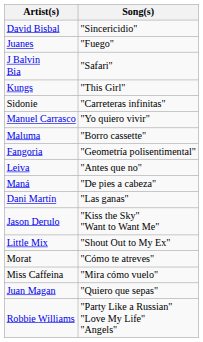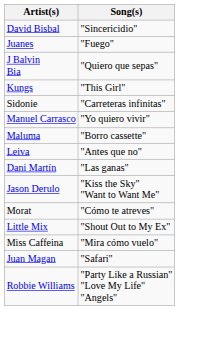(97, 66) "Safari" -> (119, 66) "Quiero que sepas"
- row: (25, 151)
- row: (18, 183)
rows swapped: (19, 258) <-> (27, 242)
(119, 290) "Quiero que sepas" -> (97, 258) "Safari"
